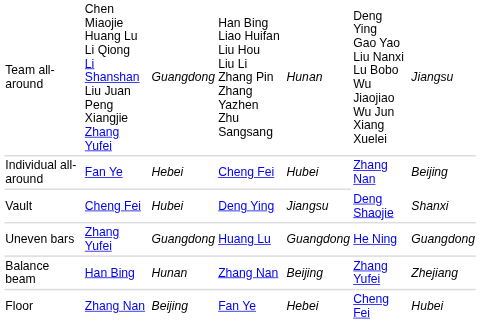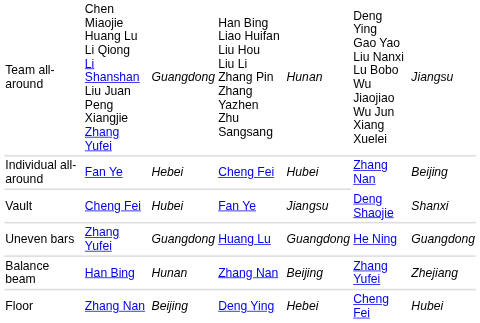(246, 206) Deng Ying -> (237, 206) Fan Ye
(237, 306) Fan Ye -> (246, 306) Deng Ying
